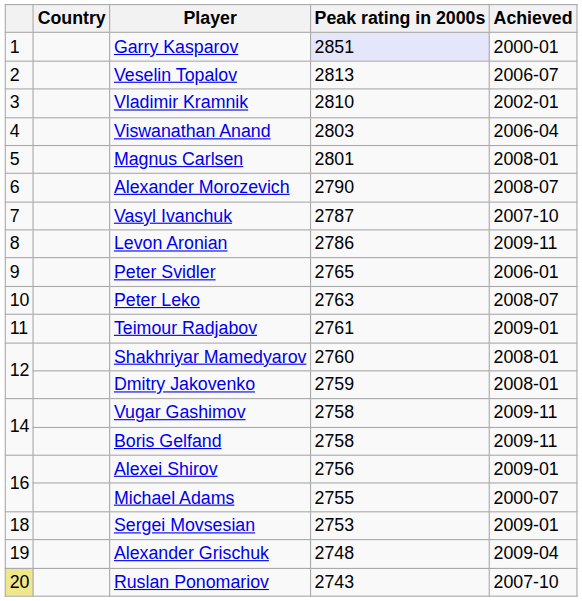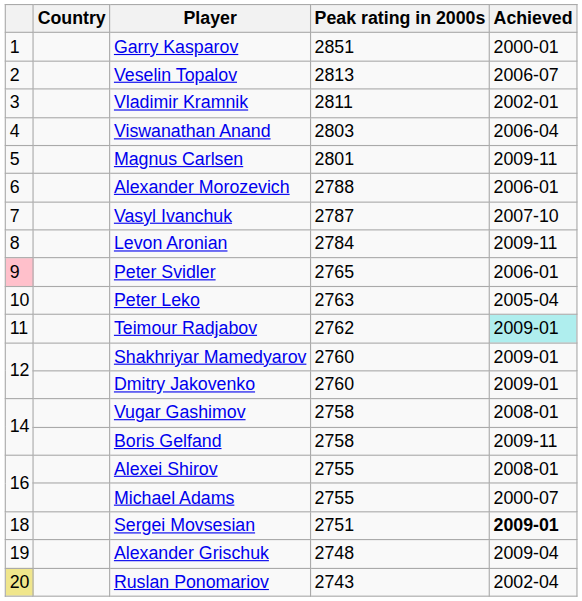(334, 46) lavender background -> (334, 46) no background
(334, 103) 2810 -> (334, 103) 2811
(526, 159) 2008-01 -> (525, 159) 2009-11
(334, 187) 2790 -> (334, 187) 2788
(526, 187) 2008-07 -> (526, 187) 2006-01
(334, 243) 2786 -> (334, 243) 2784
(15, 272) no background -> (15, 272) pink background
(526, 300) 2008-07 -> (526, 300) 2005-04
(334, 328) 2761 -> (334, 328) 2762
(526, 328) no background -> (526, 328) paleturquoise background
(526, 356) 2008-01 -> (526, 356) 2009-01
(334, 384) 2759 -> (334, 384) 2760
(526, 384) 2008-01 -> (526, 384) 2009-01
(525, 412) 2009-11 -> (526, 412) 2008-01
(334, 469) 2756 -> (334, 469) 2755
(526, 469) 2009-01 -> (526, 469) 2008-01
(334, 525) 2753 -> (334, 525) 2751
(526, 525) normal -> (526, 525) bold
(526, 581) 2007-10 -> (526, 581) 2002-04
